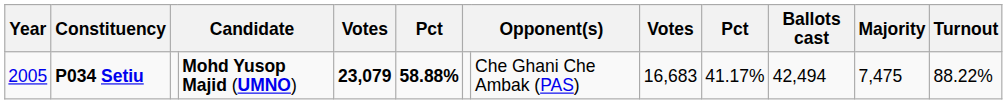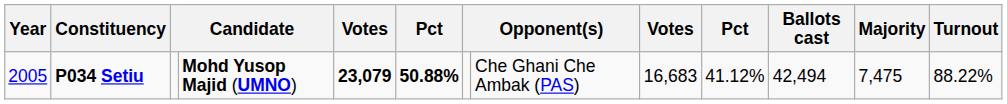(429, 75) 58.88% -> (429, 75) 50.88%
(735, 75) 41.17% -> (735, 75) 41.12%
